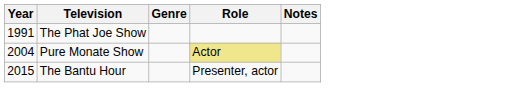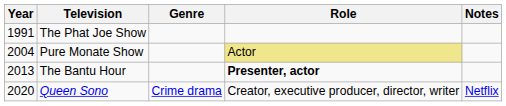(21, 71) 2015 -> (21, 71) 2013
(235, 71) normal -> (273, 71) bold
+ row: (74, 91)
